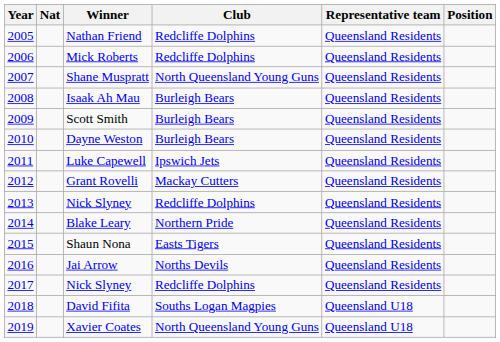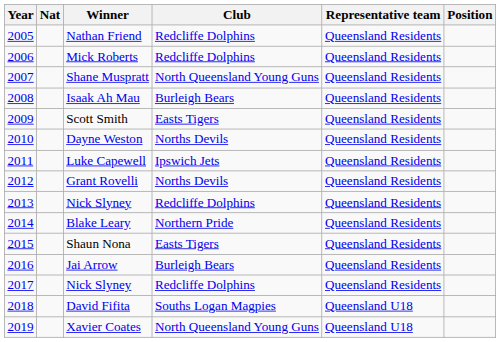(194, 118) Burleigh Bears -> (187, 118) Easts Tigers
(194, 139) Burleigh Bears -> (192, 139) Norths Devils
(197, 181) Mackay Cutters -> (192, 181) Norths Devils
(192, 264) Norths Devils -> (194, 264) Burleigh Bears
